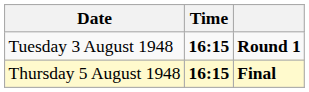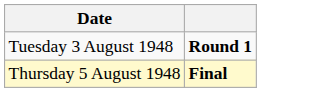- column: (209, 18)
